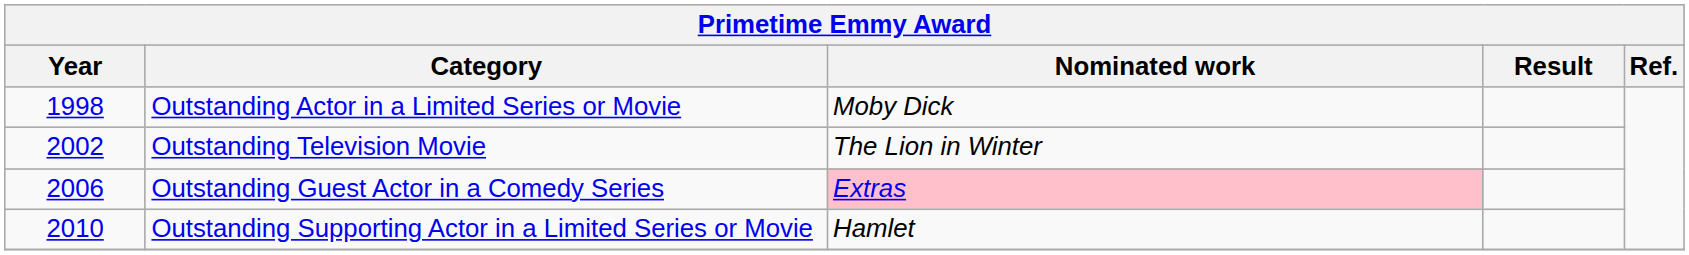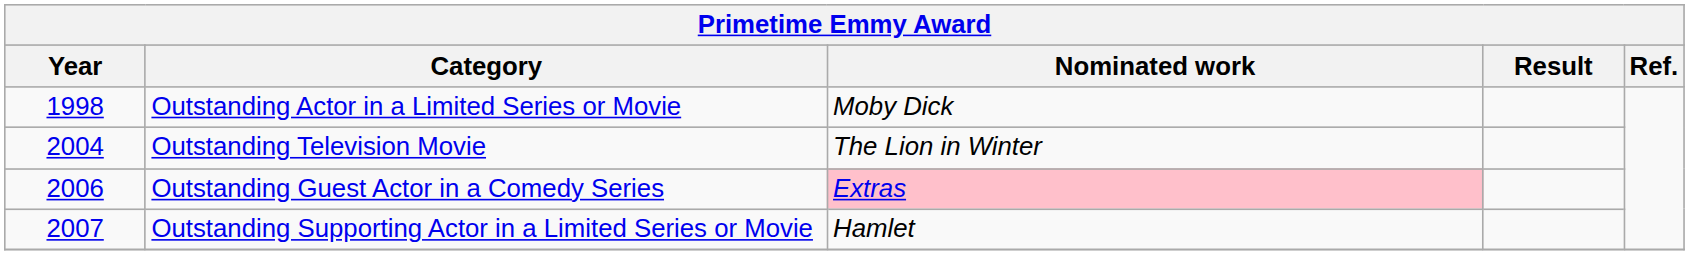(75, 147) 2002 -> (75, 147) 2004
(75, 229) 2010 -> (75, 229) 2007
